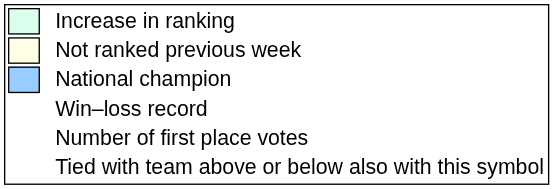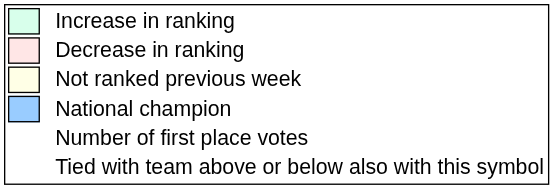+ row: (150, 50)
- row: (131, 108)
